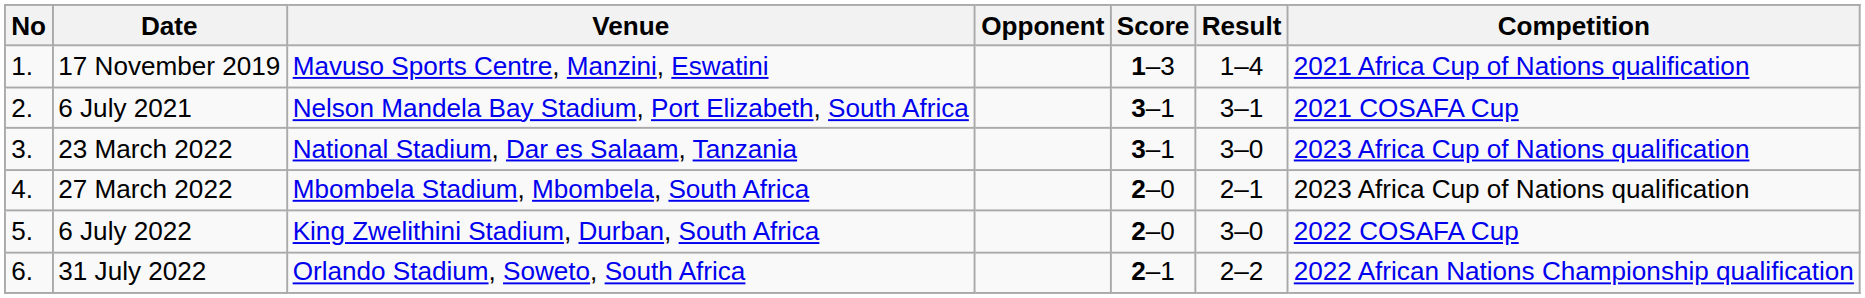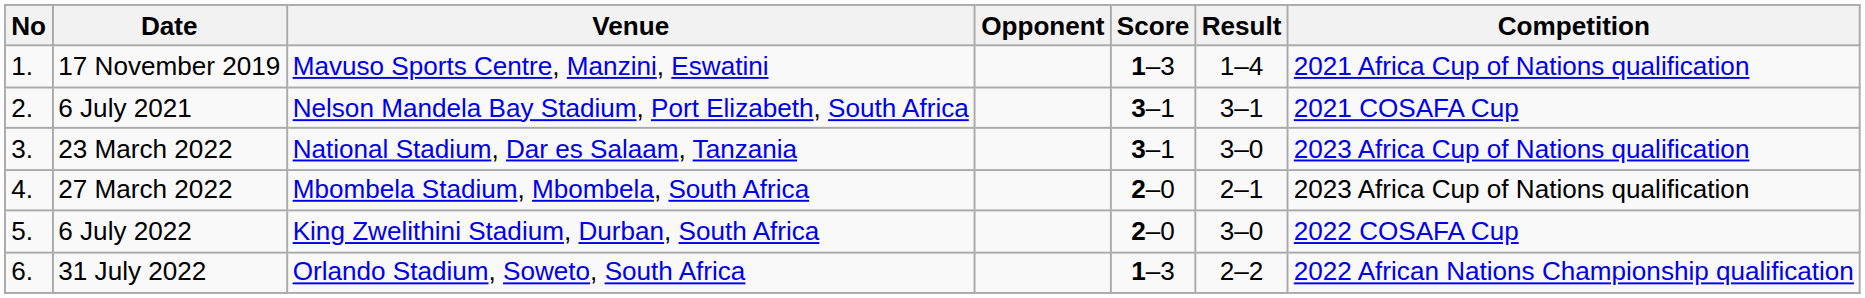(1153, 272) 2–1 -> (1153, 272) 1–3
